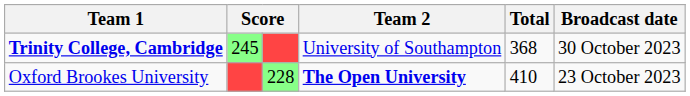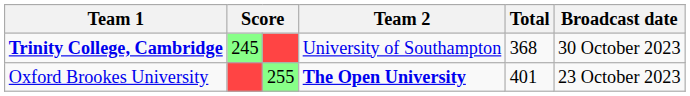(281, 76) 228 -> (281, 76) 255
(523, 76) 410 -> (523, 76) 401
